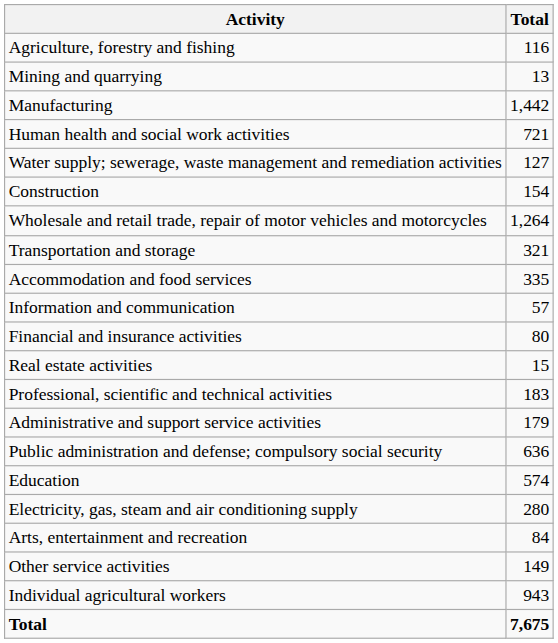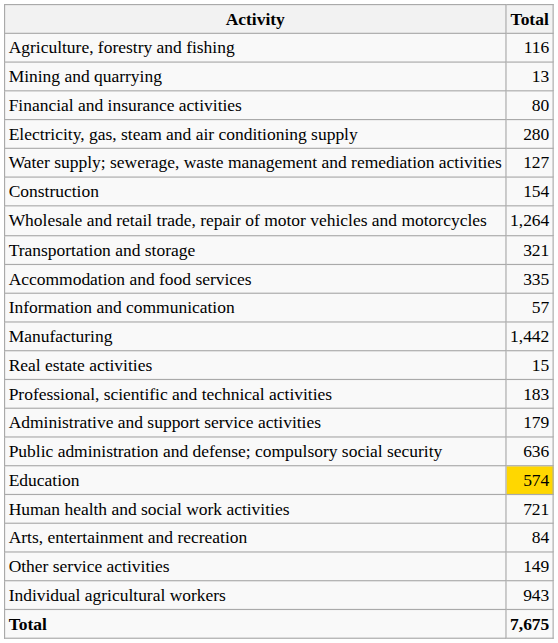rows swapped: (61, 105) <-> (125, 336)
rows swapped: (183, 509) <-> (149, 134)
(536, 480) no background -> (536, 480) gold background
